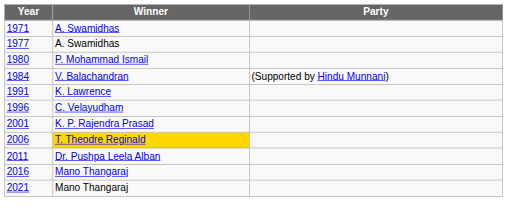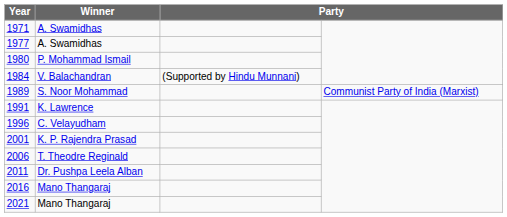+ row: (18, 92)
(100, 140) gold background -> (83, 156) no background
